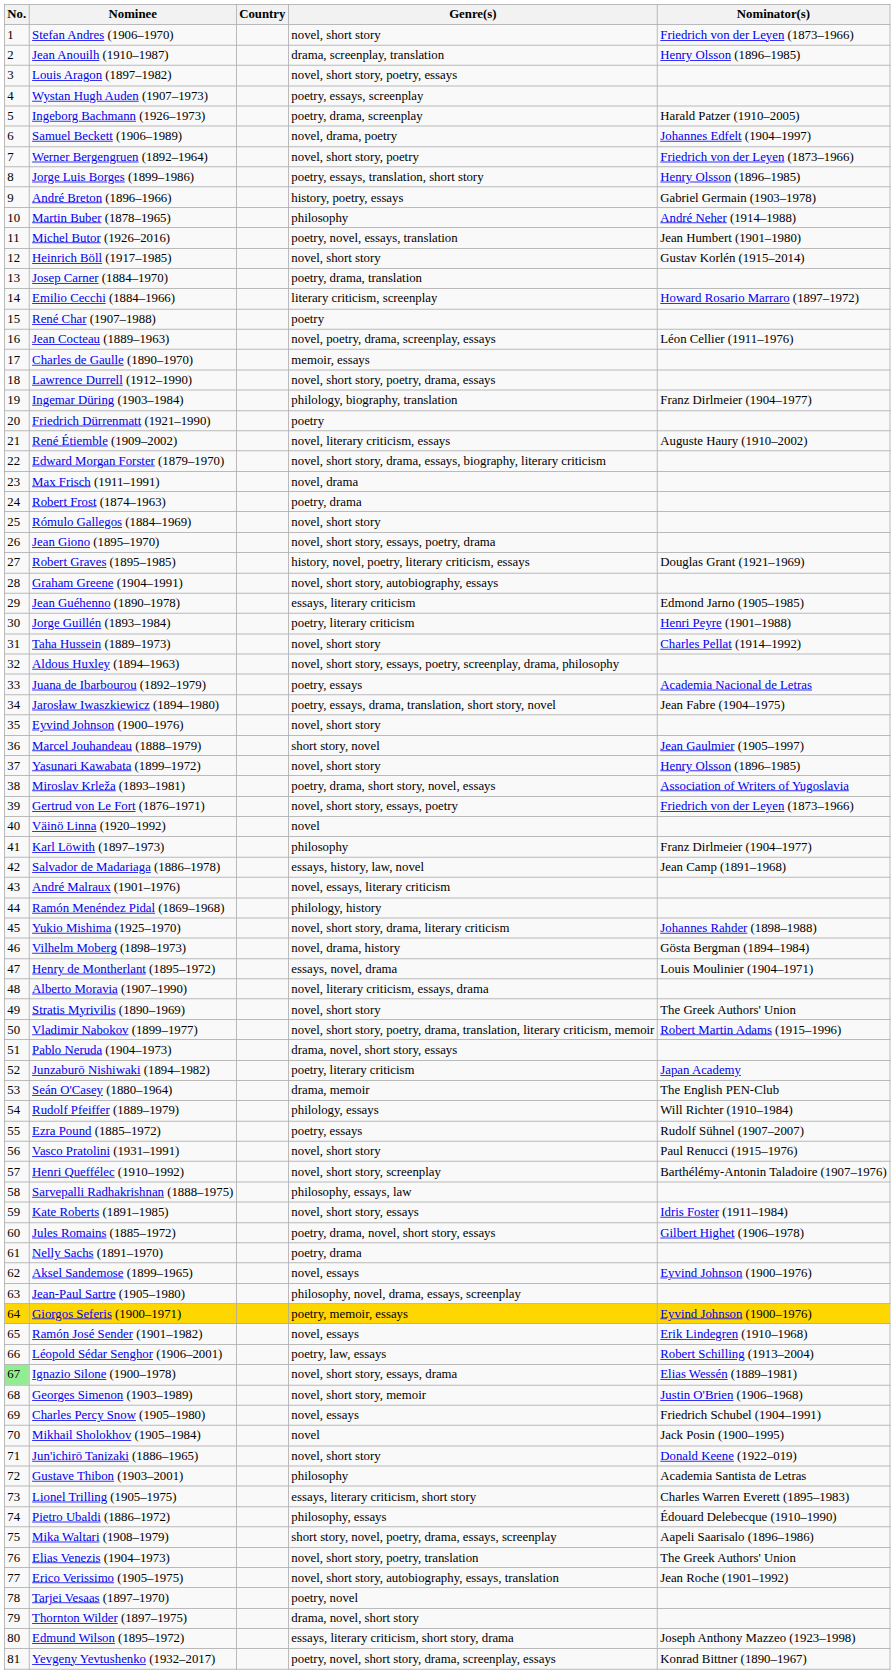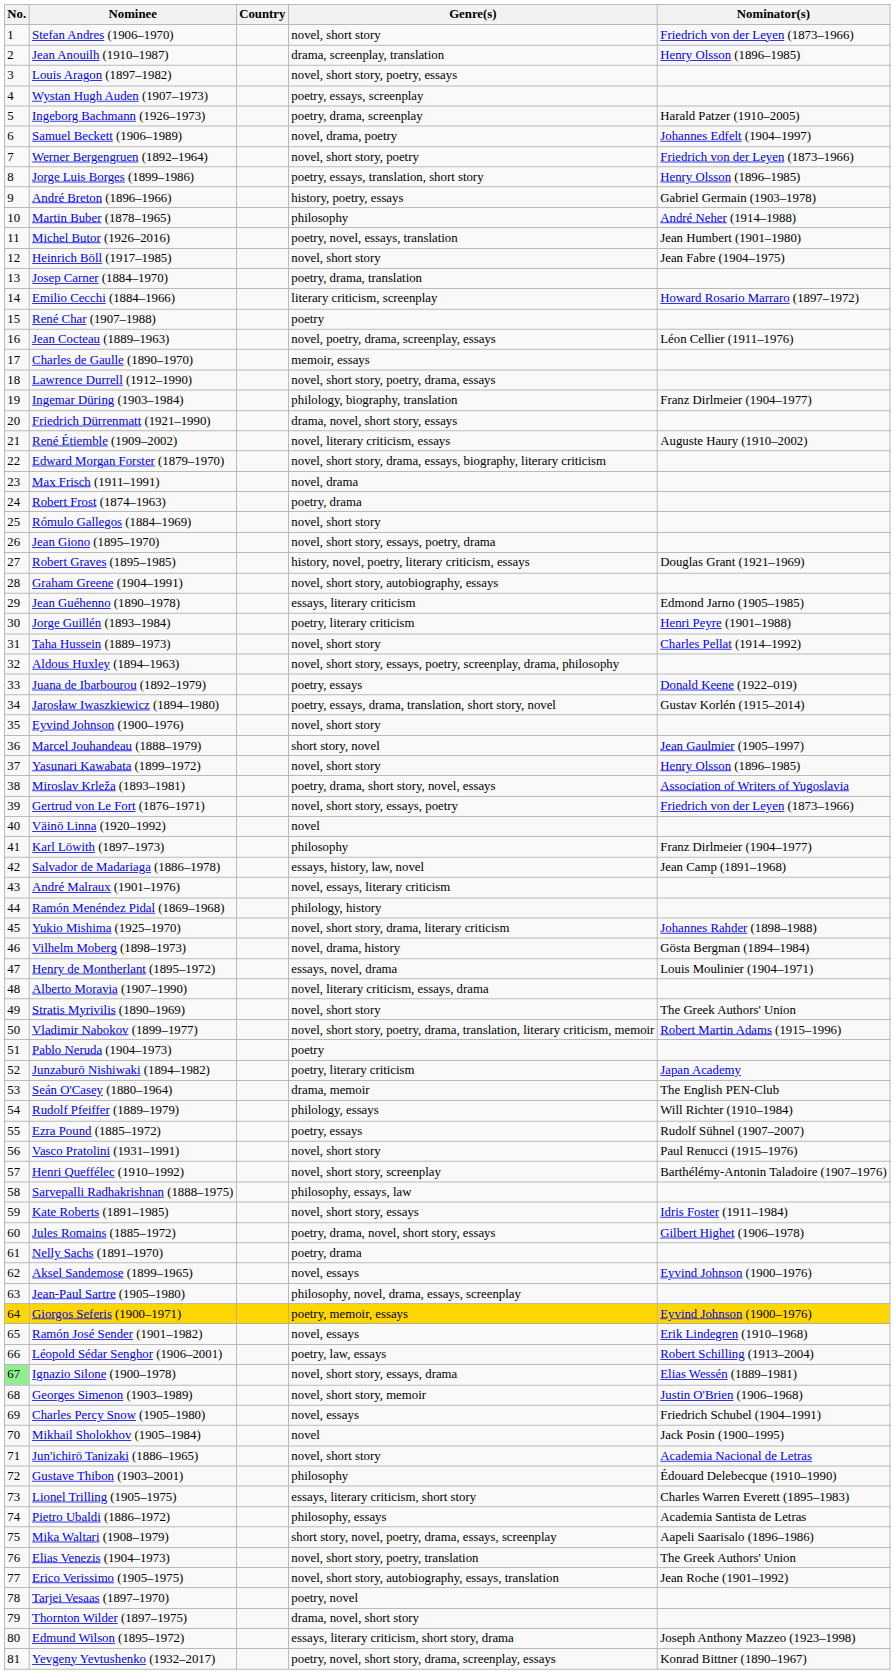(732, 258) Gustav Korlén (1915–2014) -> (722, 258) Jean Fabre (1904–1975)
(308, 420) poetry -> (374, 420) drama, novel, short story, essays
(736, 684) Academia Nacional de Letras -> (729, 684) Donald Keene (1922–019)
(722, 704) Jean Fabre (1904–1975) -> (732, 704) Gustav Korlén (1915–2014)
(374, 1049) drama, novel, short story, essays -> (308, 1049) poetry
(729, 1455) Donald Keene (1922–019) -> (736, 1455) Academia Nacional de Letras
(733, 1476) Academia Santista de Letras -> (748, 1476) Édouard Delebecque (1910–1990)
(748, 1516) Édouard Delebecque (1910–1990) -> (733, 1516) Academia Santista de Letras
